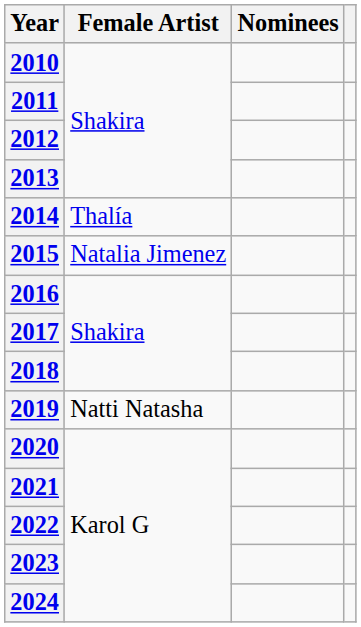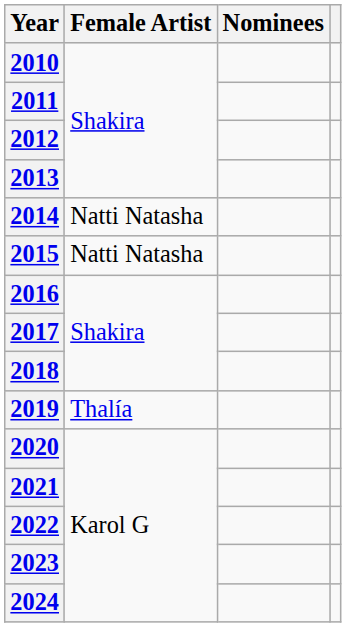(101, 216) Thalía -> (137, 216) Natti Natasha
(148, 255) Natalia Jimenez -> (137, 255) Natti Natasha
(137, 409) Natti Natasha -> (101, 409) Thalía
